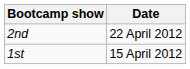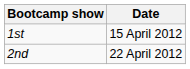rows swapped: (16, 53) <-> (18, 34)
